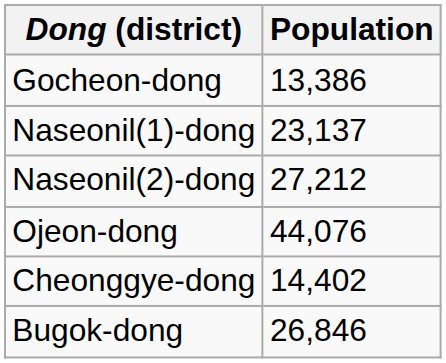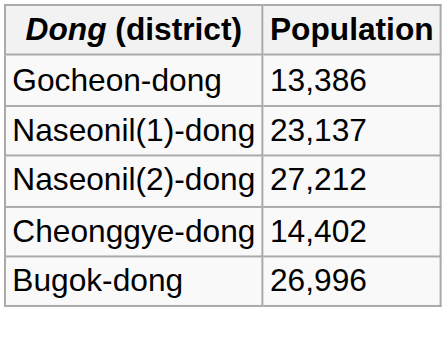- row: (95, 230)
(318, 331) 26,846 -> (318, 280) 26,996
